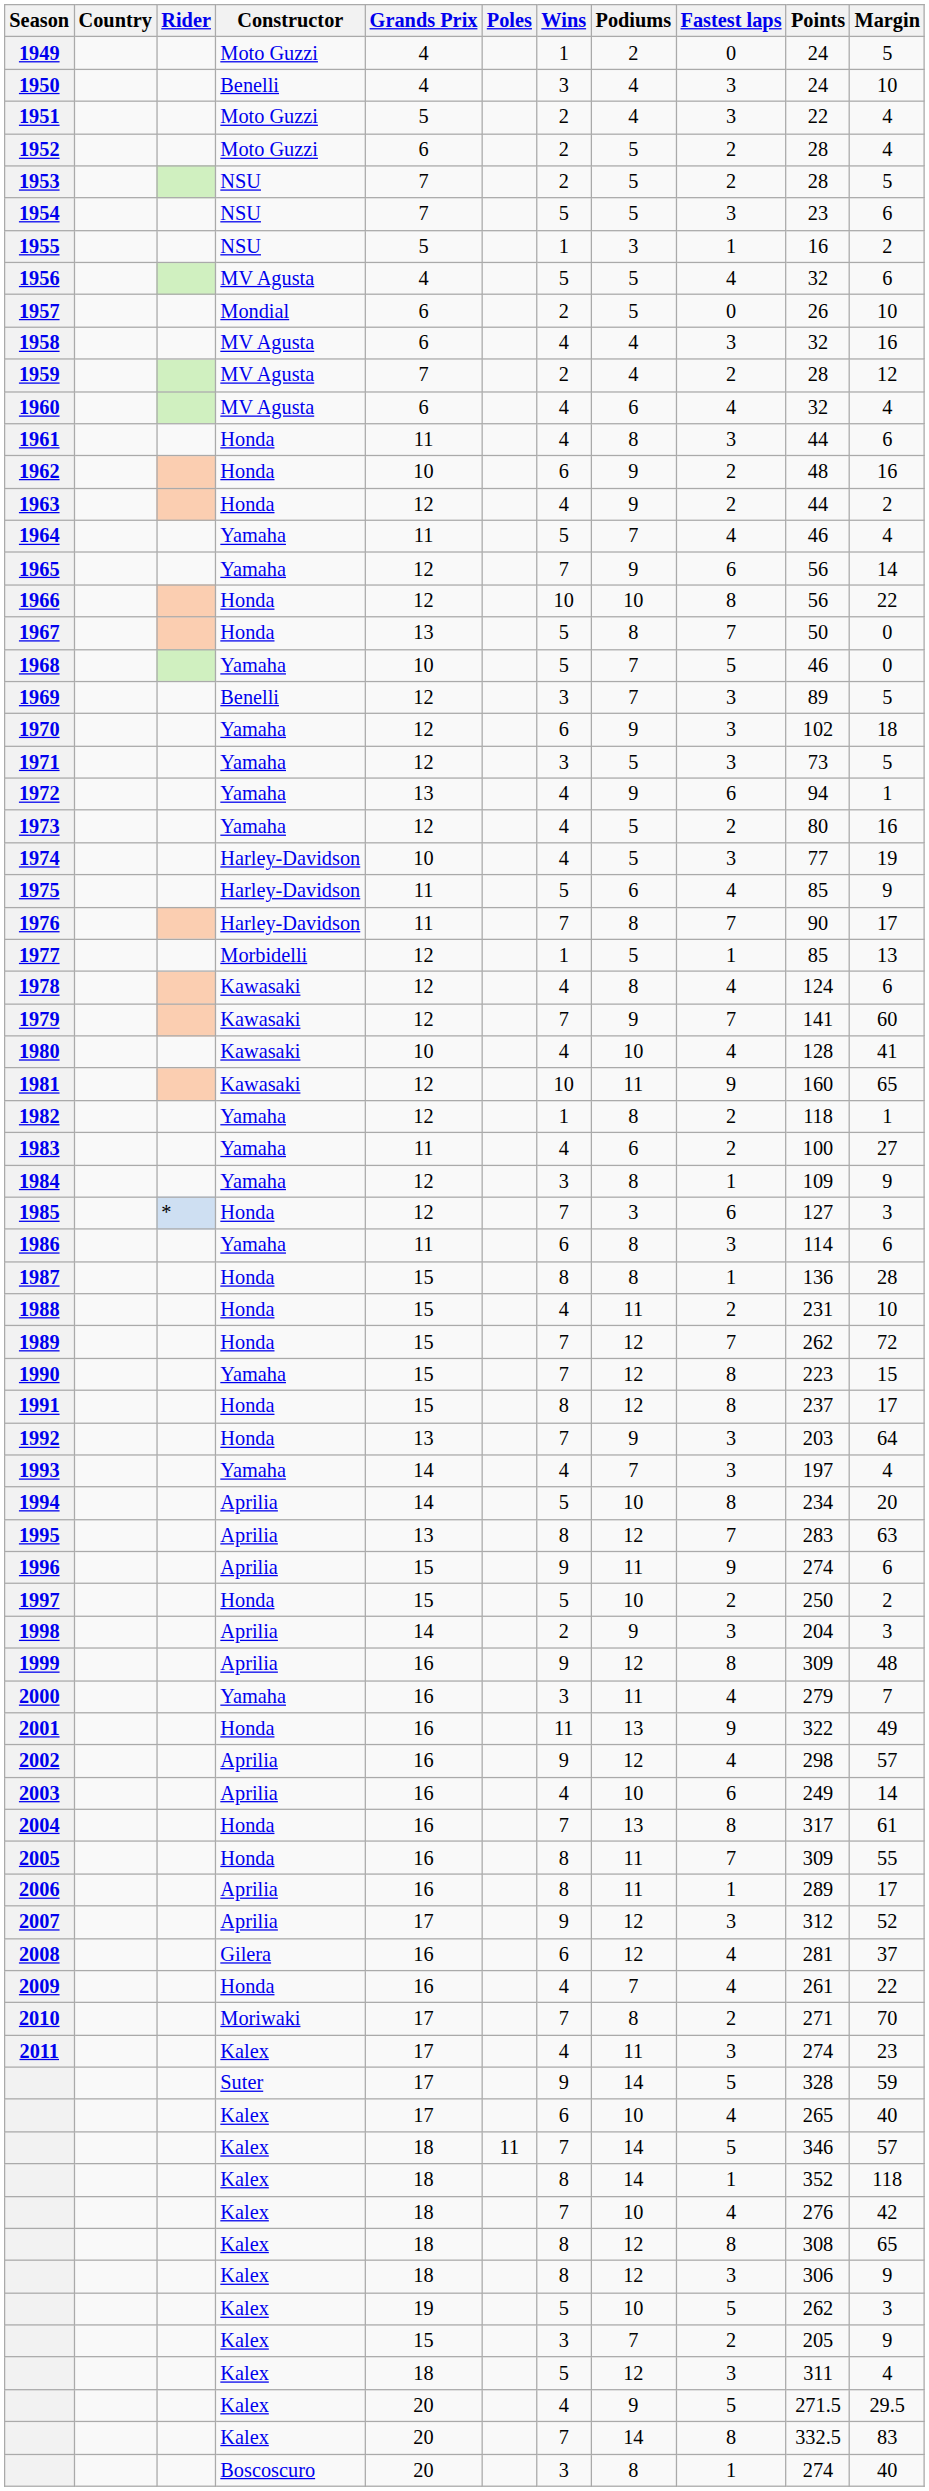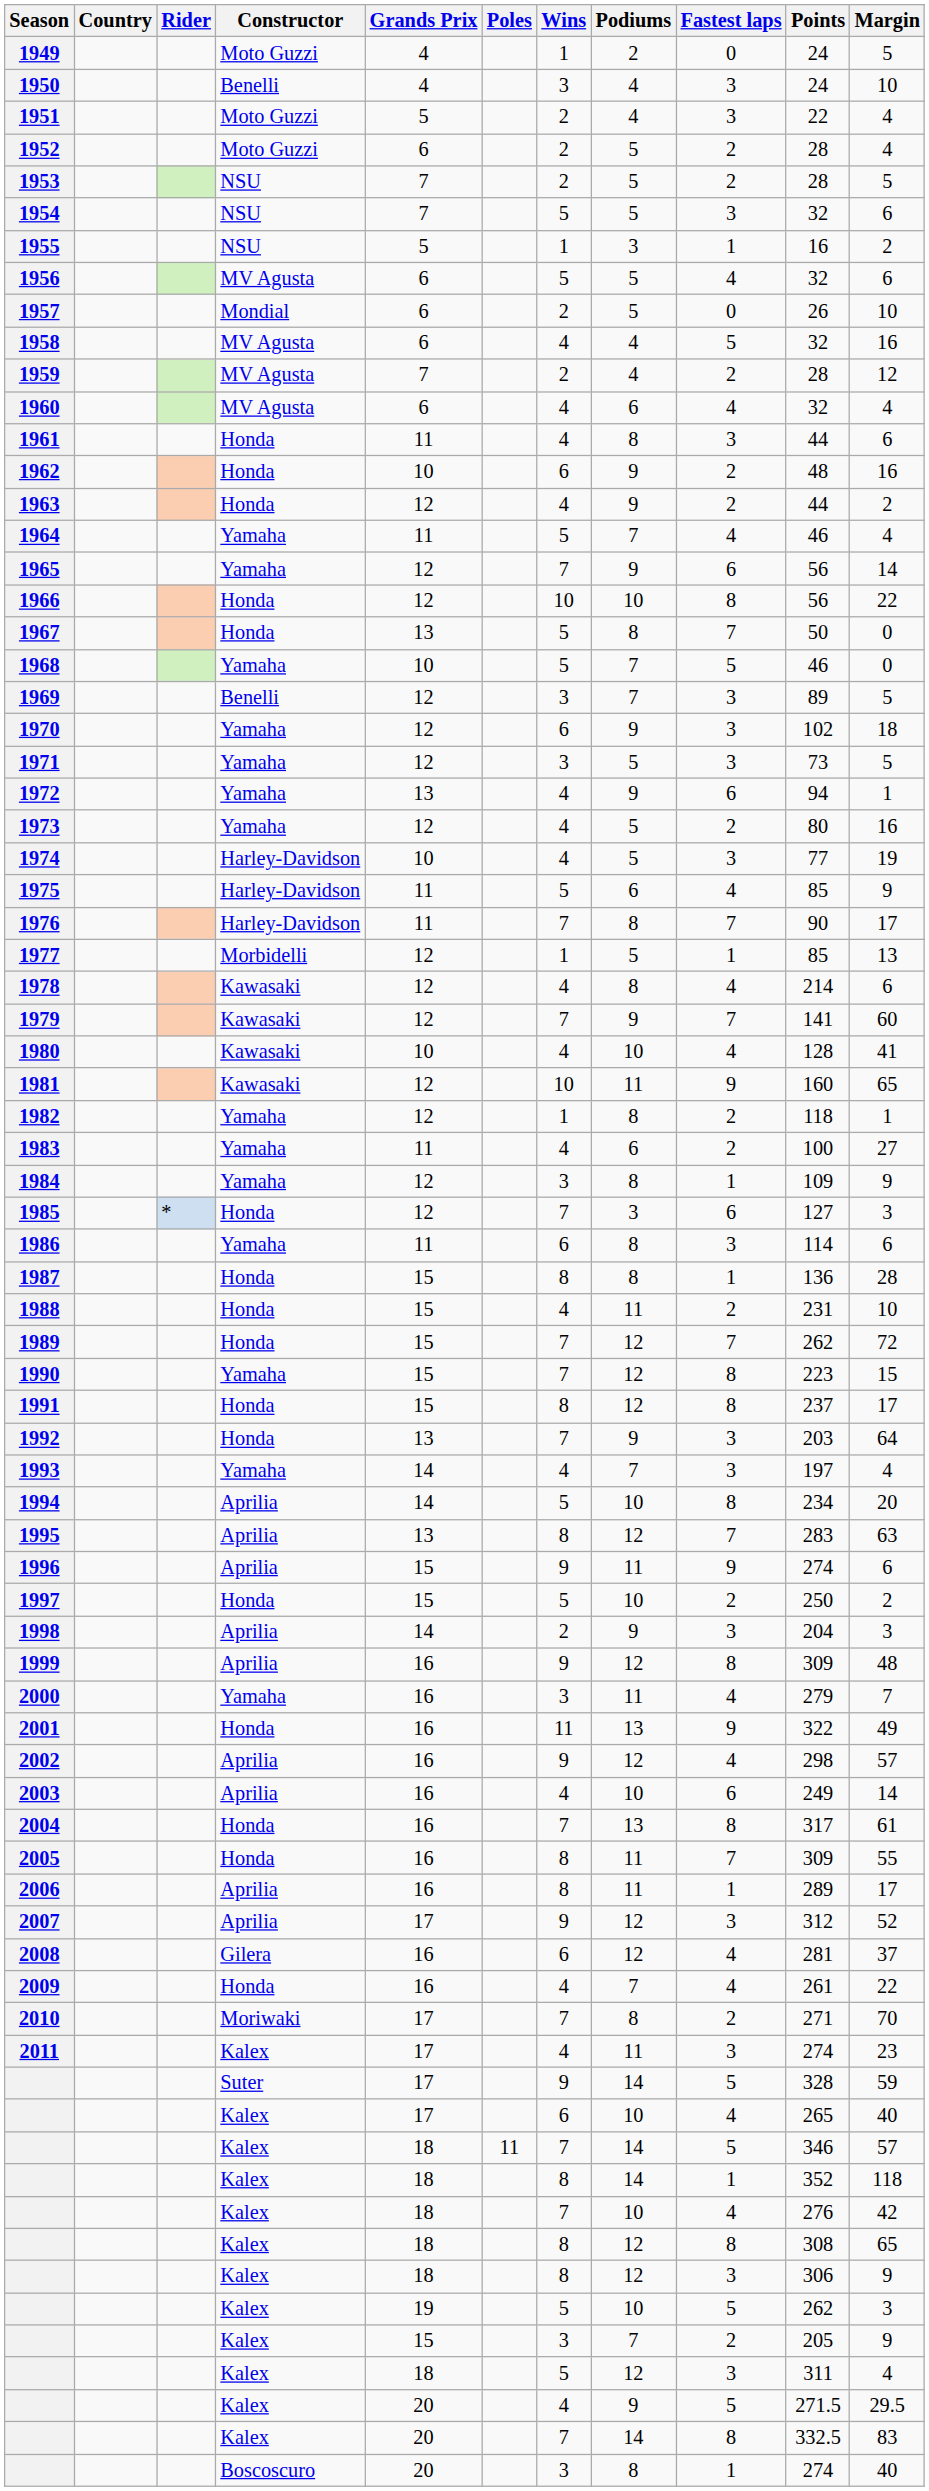(818, 213) 23 -> (818, 213) 32
(424, 278) 4 -> (424, 278) 6
(731, 342) 3 -> (731, 342) 5
(818, 987) 124 -> (818, 987) 214
